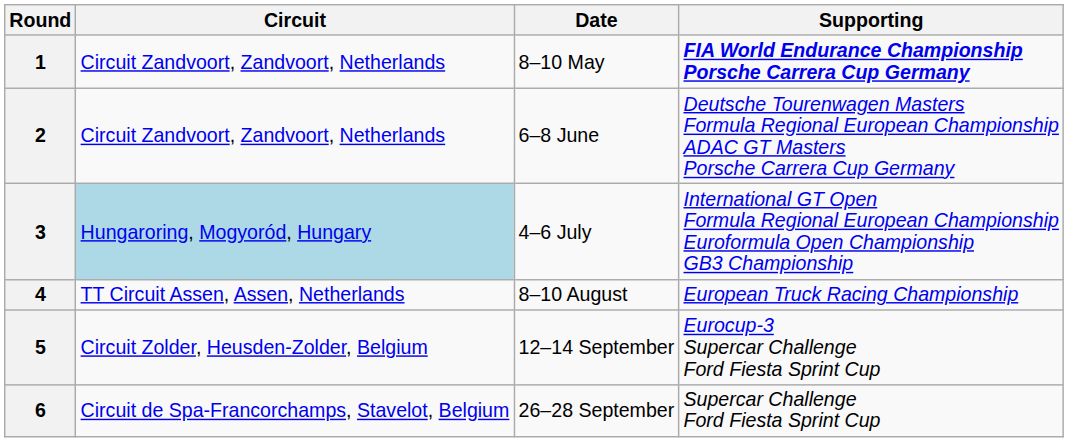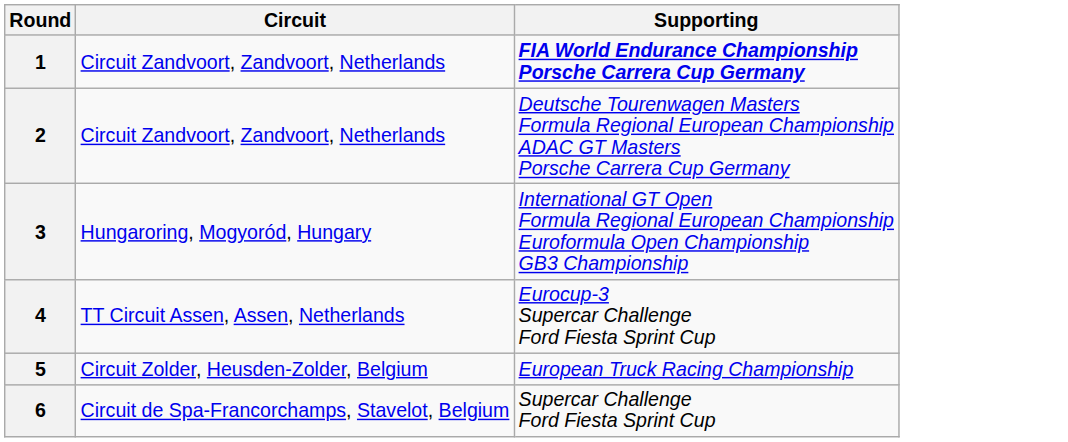- column: (596, 20)
(226, 231) lightblue background -> (226, 231) no background
(851, 294) European Truck Racing Championship -> (617, 316) Eurocup-3 Supercar Challenge Ford Fiesta Sprint Cup
(782, 347) Eurocup-3 Supercar Challenge Ford Fiesta Sprint Cup -> (686, 368) European Truck Racing Championship
